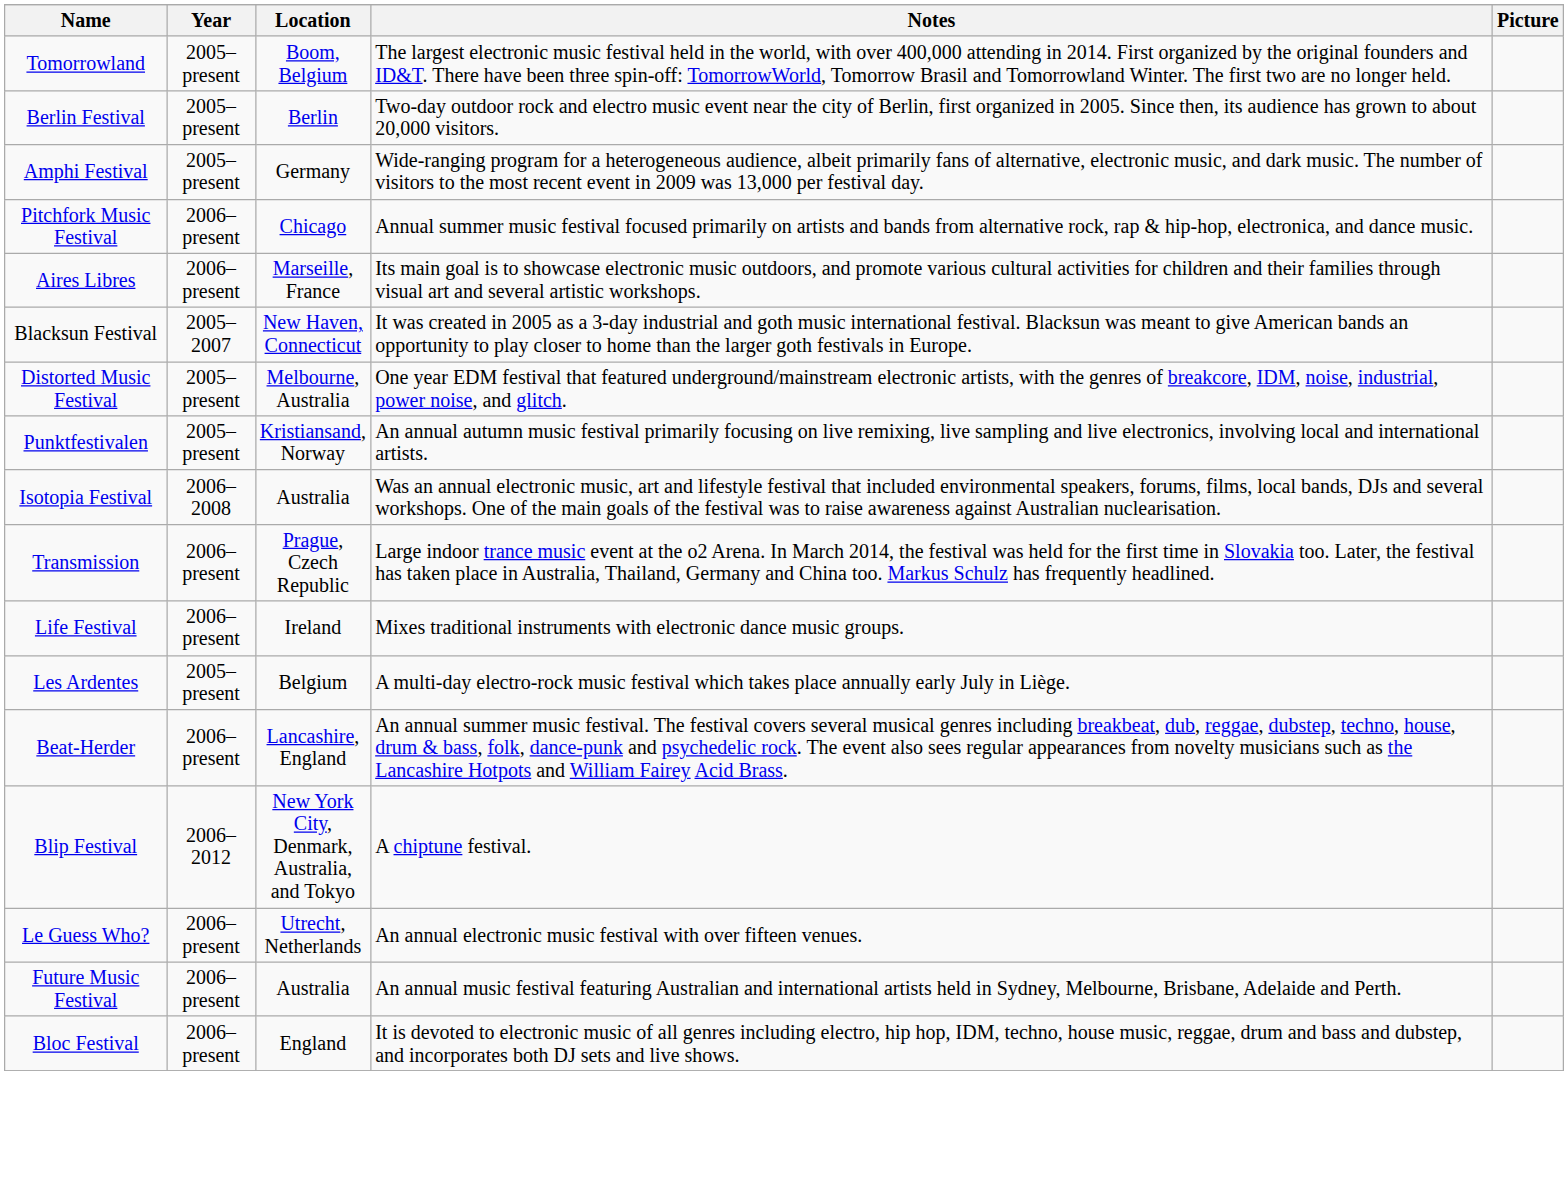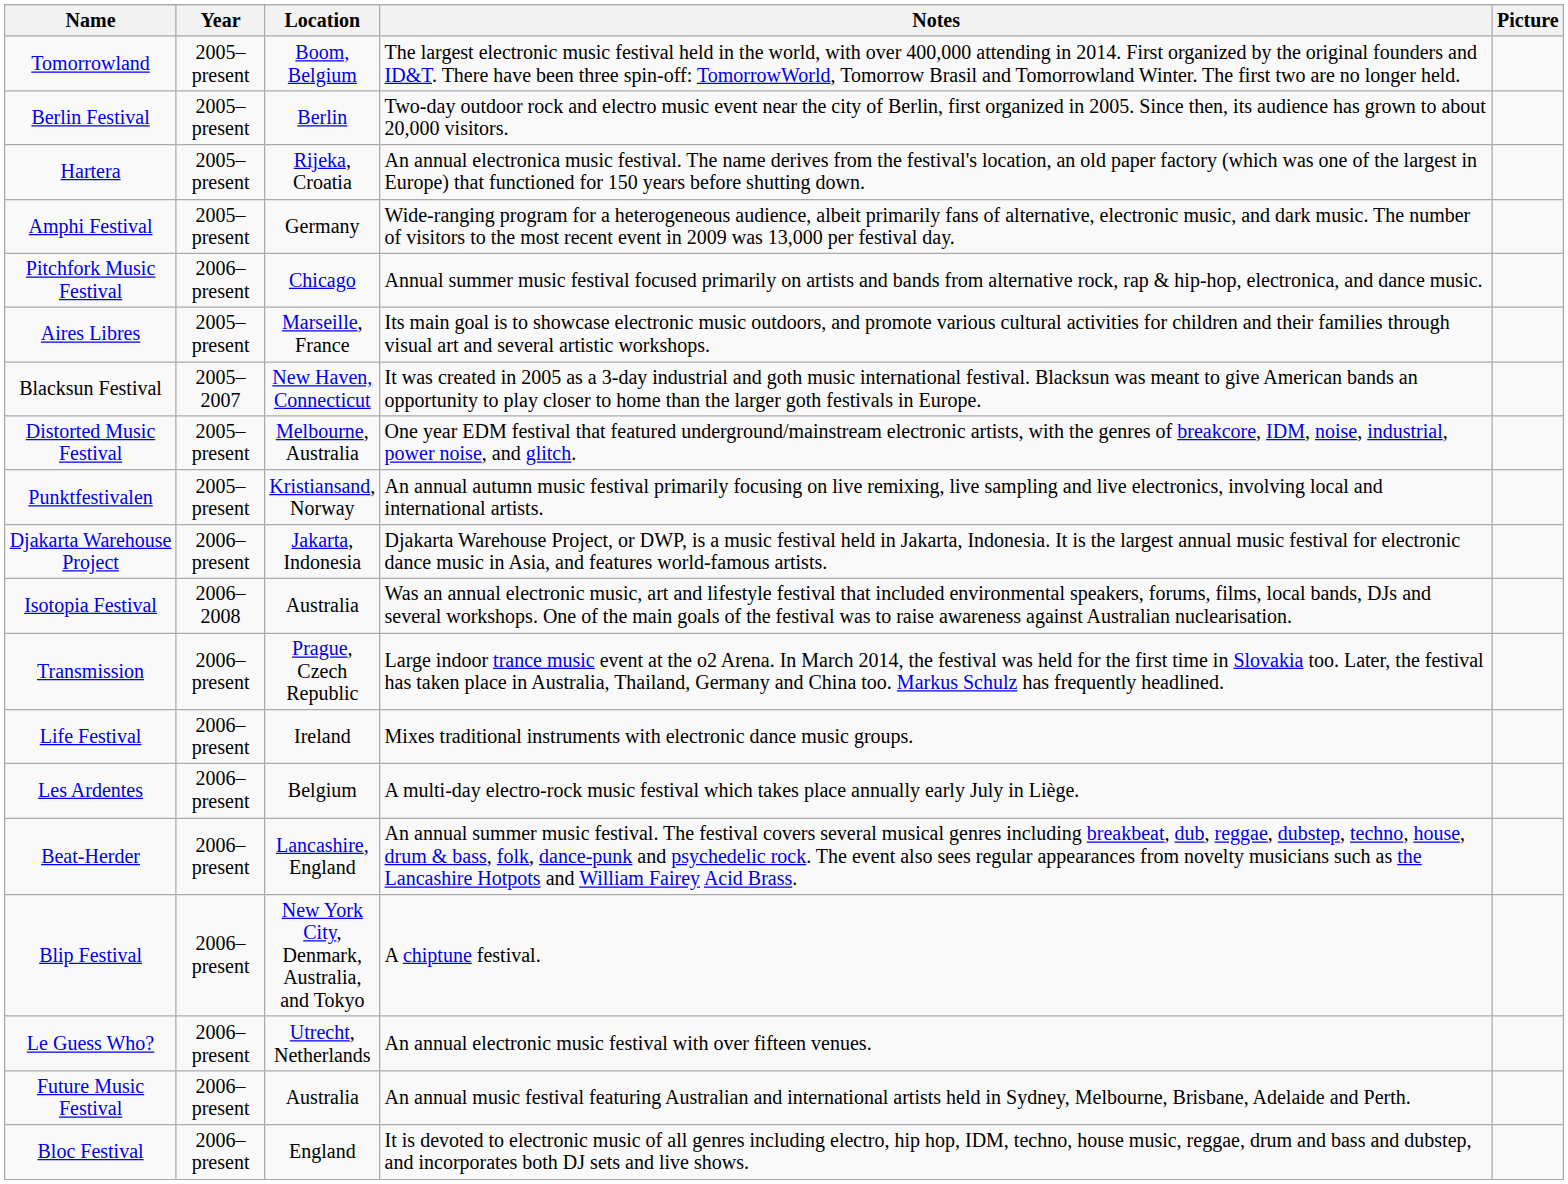+ row: (91, 171)
(211, 280) 2006–present -> (221, 334) 2005–present
+ row: (91, 551)
(211, 682) 2005–present -> (221, 790) 2006–present
(211, 846) 2006–2012 -> (221, 955) 2006–present
